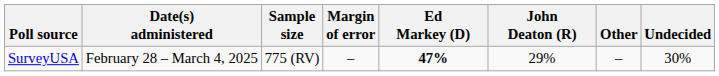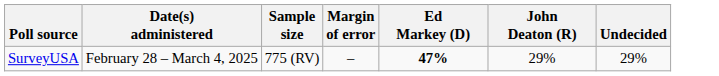- column: (619, 34)
(678, 58) 30% -> (633, 58) 29%
